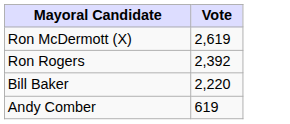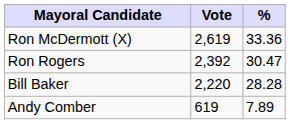+ column: (264, 15)
